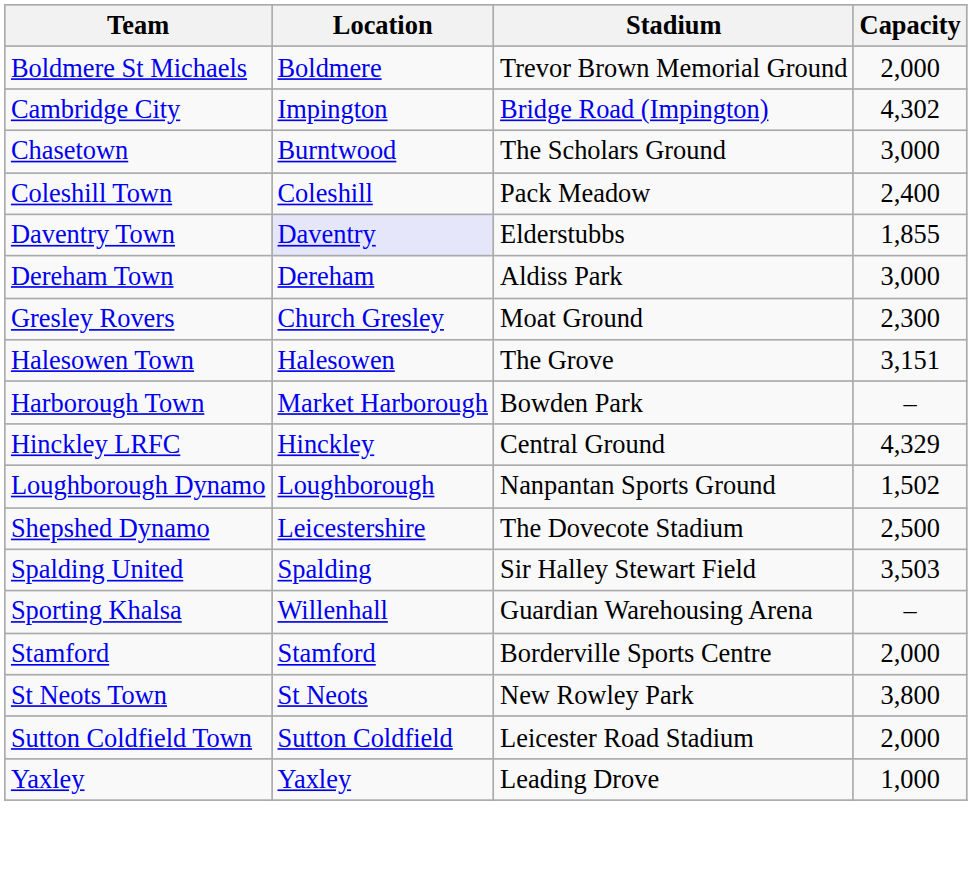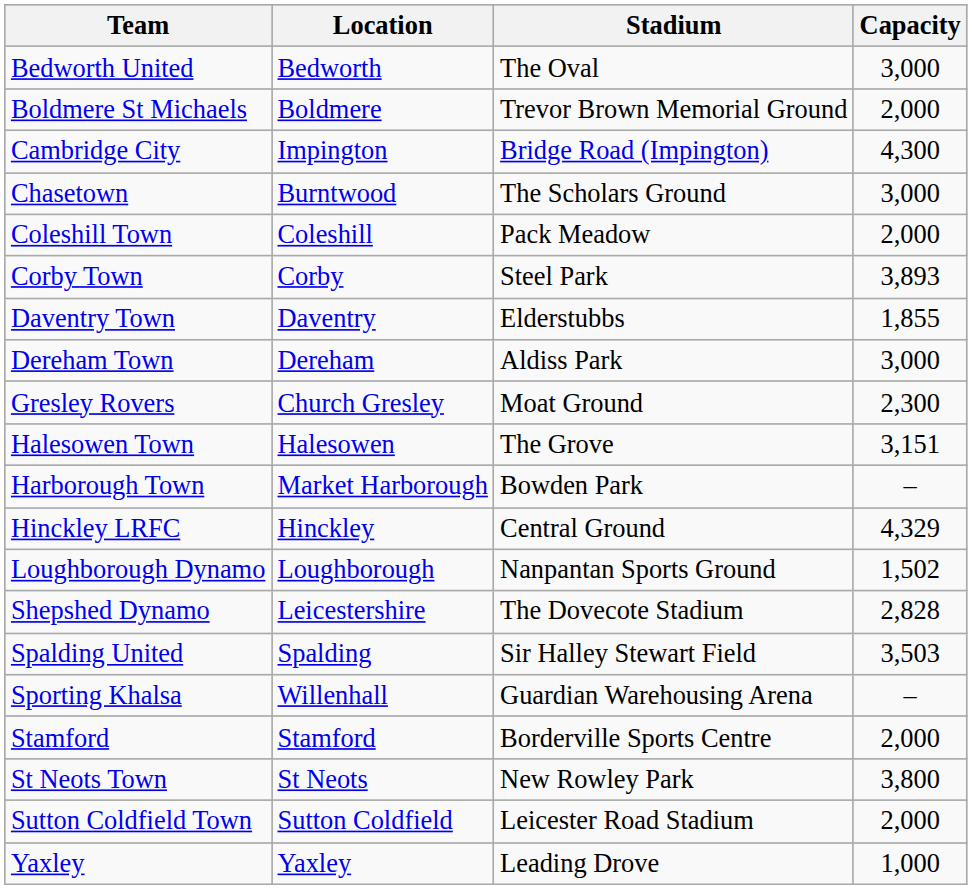+ row: (102, 67)
(910, 109) 4,302 -> (910, 151) 4,300
(910, 192) 2,400 -> (910, 234) 2,000
+ row: (77, 276)
(327, 234) lavender background -> (327, 318) no background
(910, 527) 2,500 -> (910, 611) 2,828
